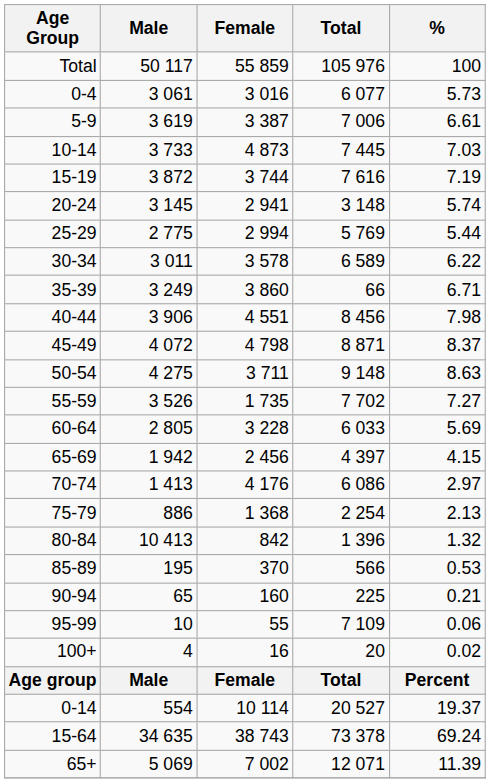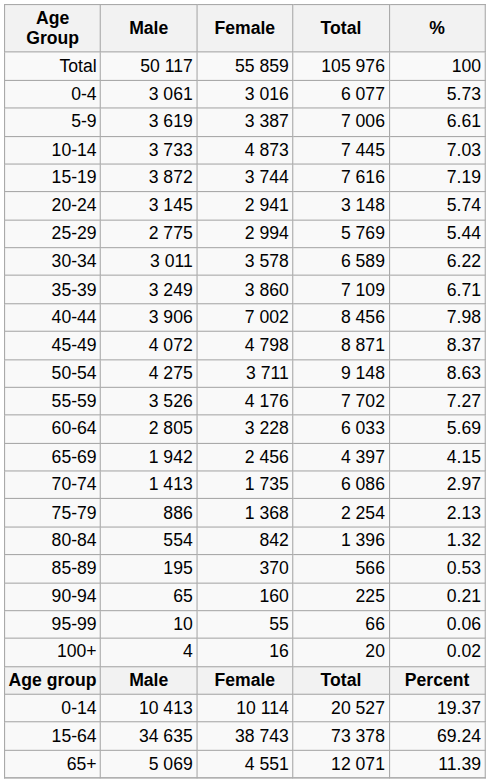(375, 289) 66 -> (363, 289) 7 109
(267, 317) 4 551 -> (267, 317) 7 002
(267, 401) 1 735 -> (267, 401) 4 176
(267, 484) 4 176 -> (267, 484) 1 735
(166, 540) 10 413 -> (178, 540) 554
(363, 624) 7 109 -> (375, 624) 66
(178, 708) 554 -> (166, 708) 10 413
(267, 763) 7 002 -> (267, 763) 4 551
